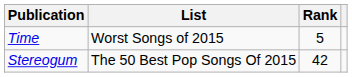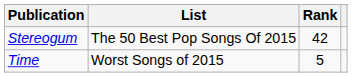rows swapped: (43, 60) <-> (23, 38)
